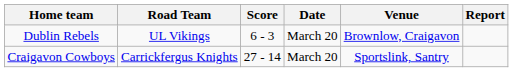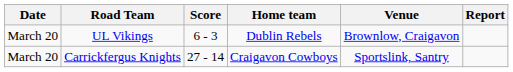columns swapped: (312, 14) <-> (61, 14)
